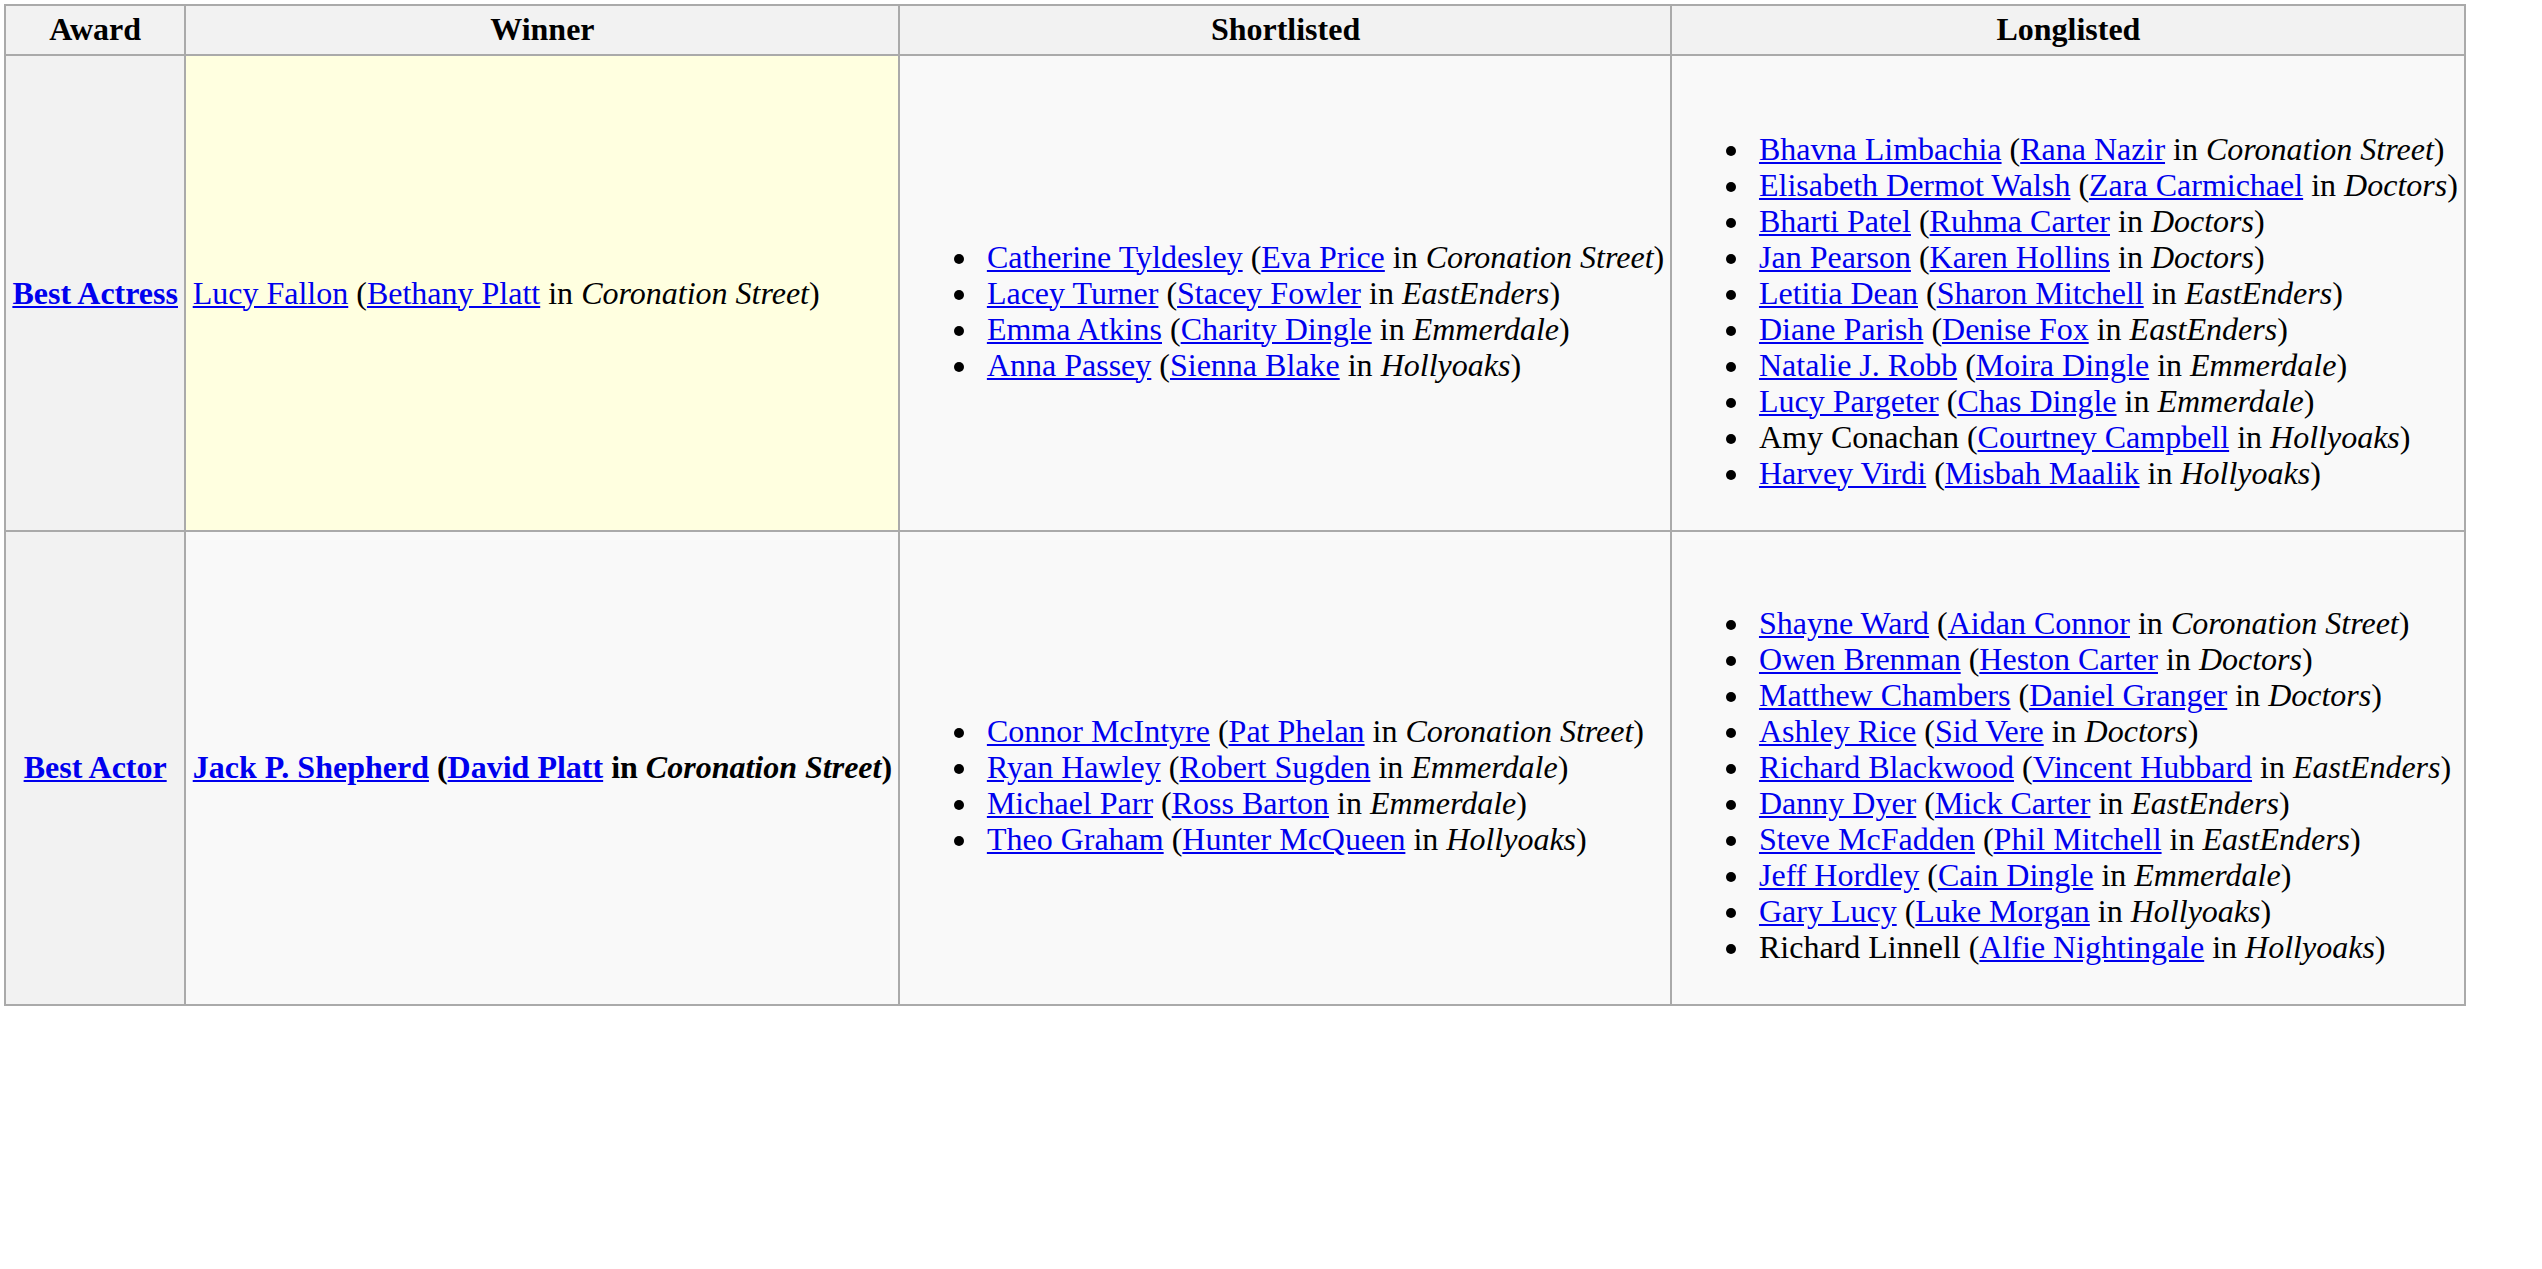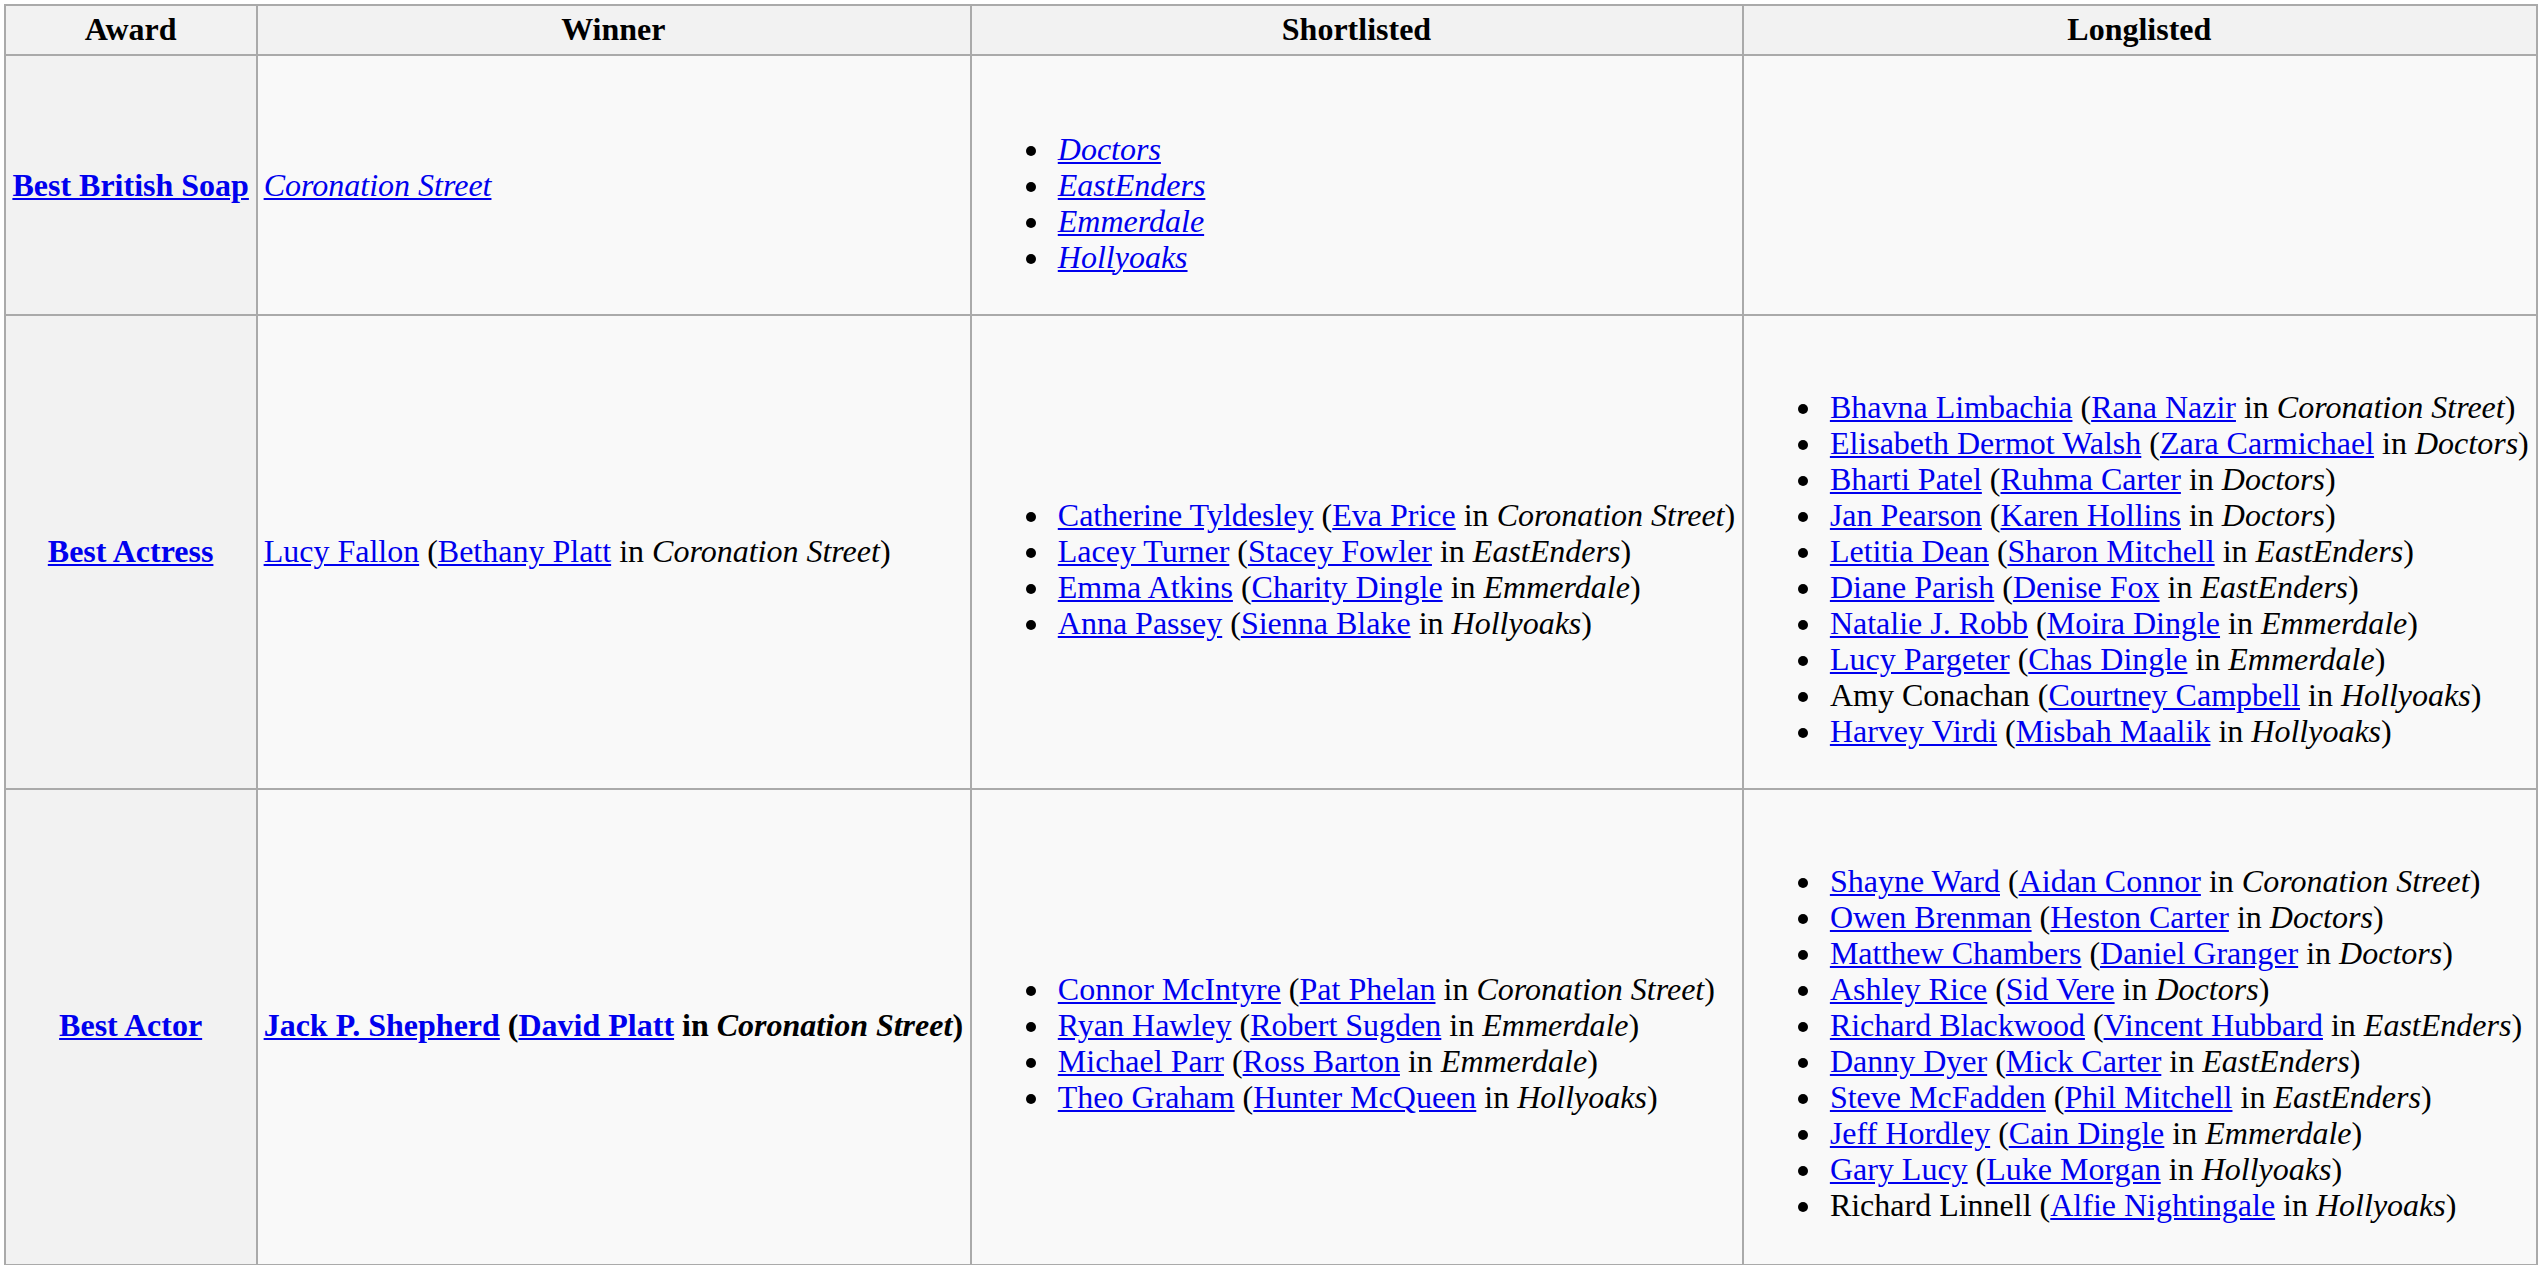+ row: (131, 184)
(506, 292) lightyellow background -> (577, 551) no background
